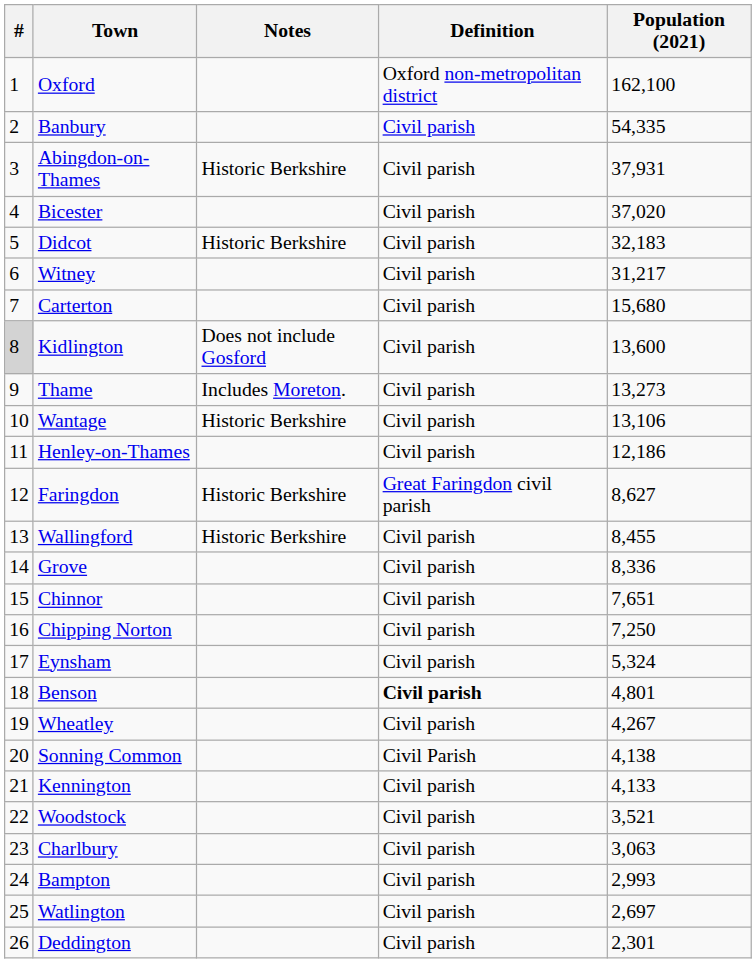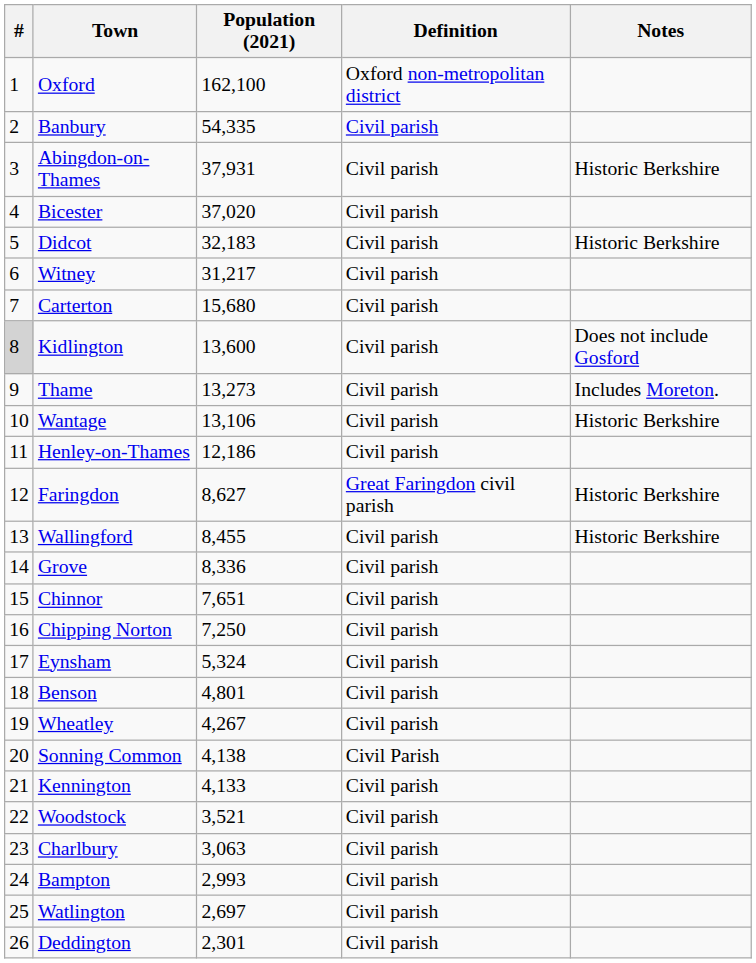columns swapped: (679, 31) <-> (288, 31)
(432, 692) bold -> (392, 692) normal
